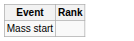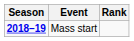+ column: (26, 13)
